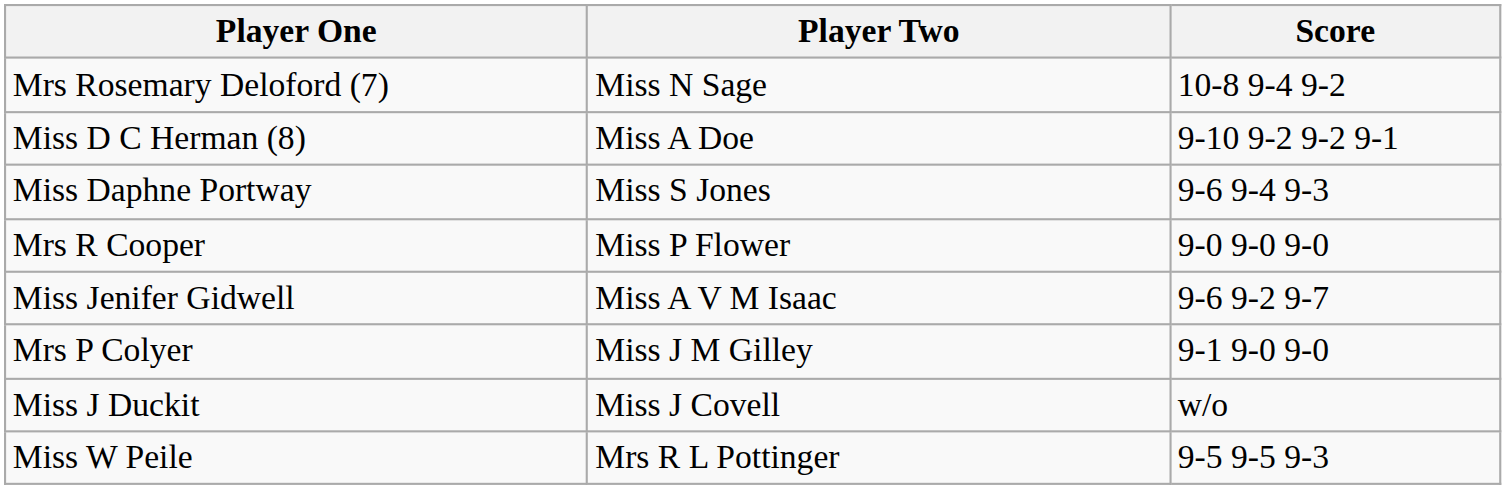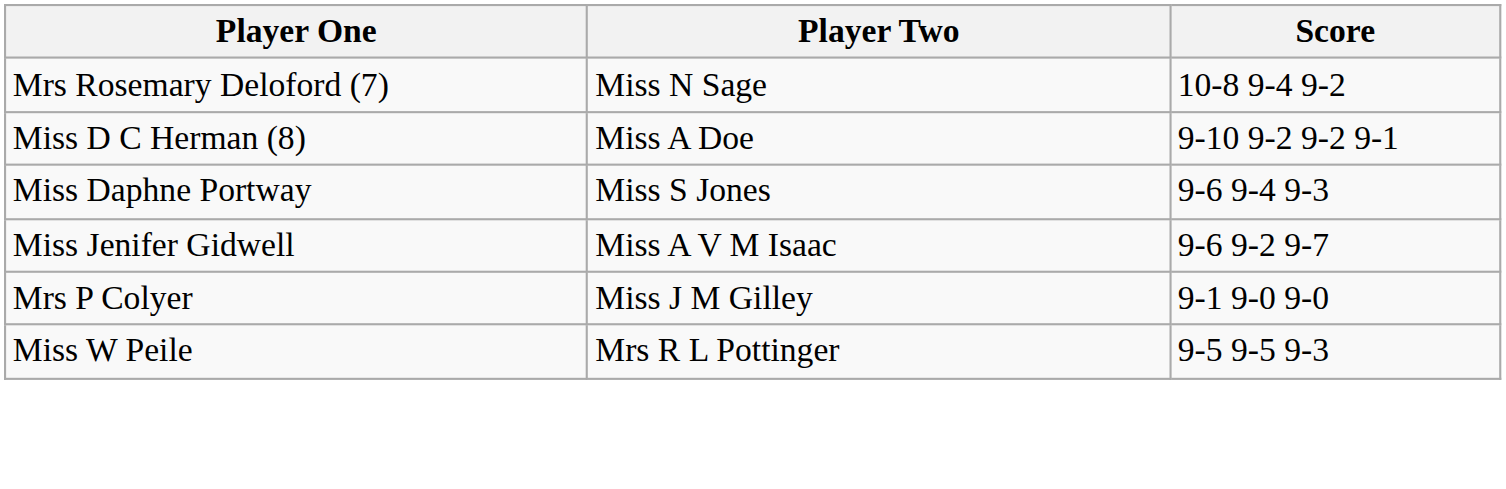- row: (109, 244)
- row: (106, 404)
